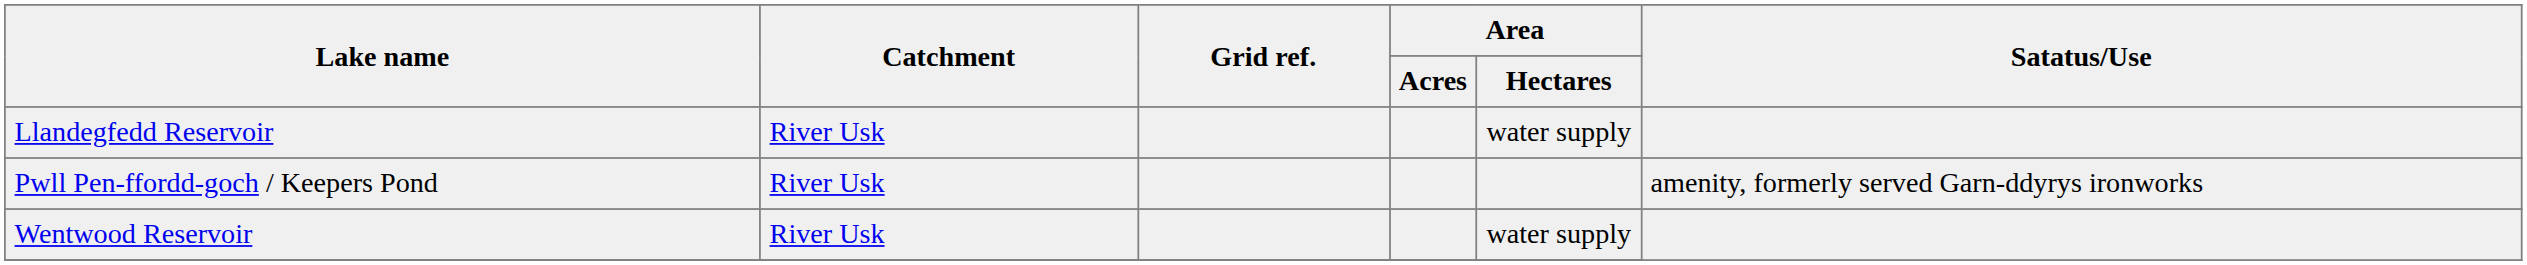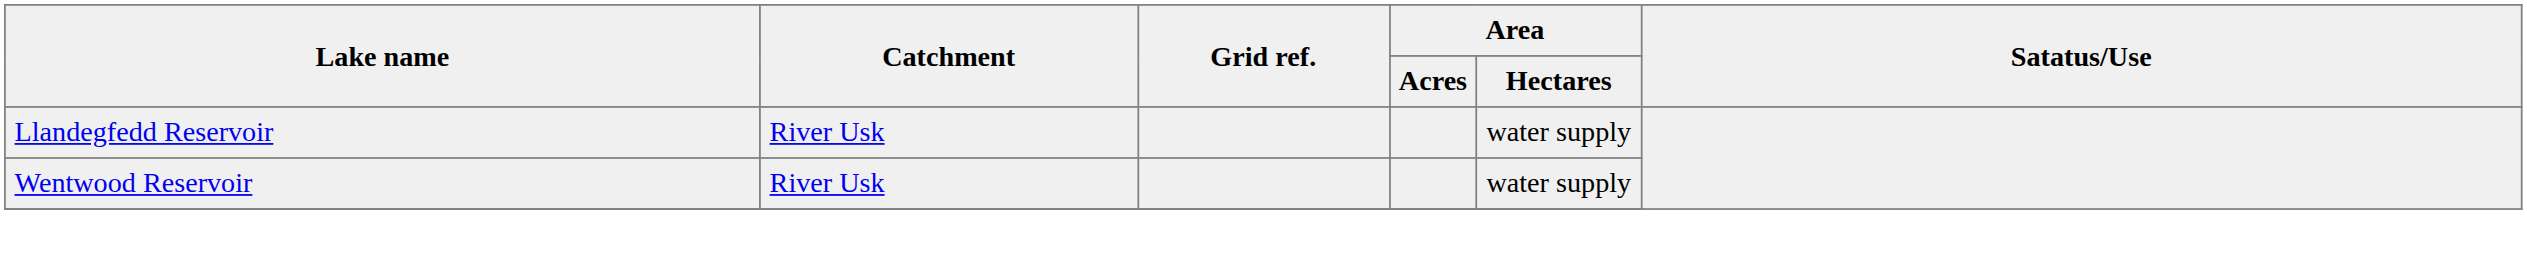- row: (226, 183)
